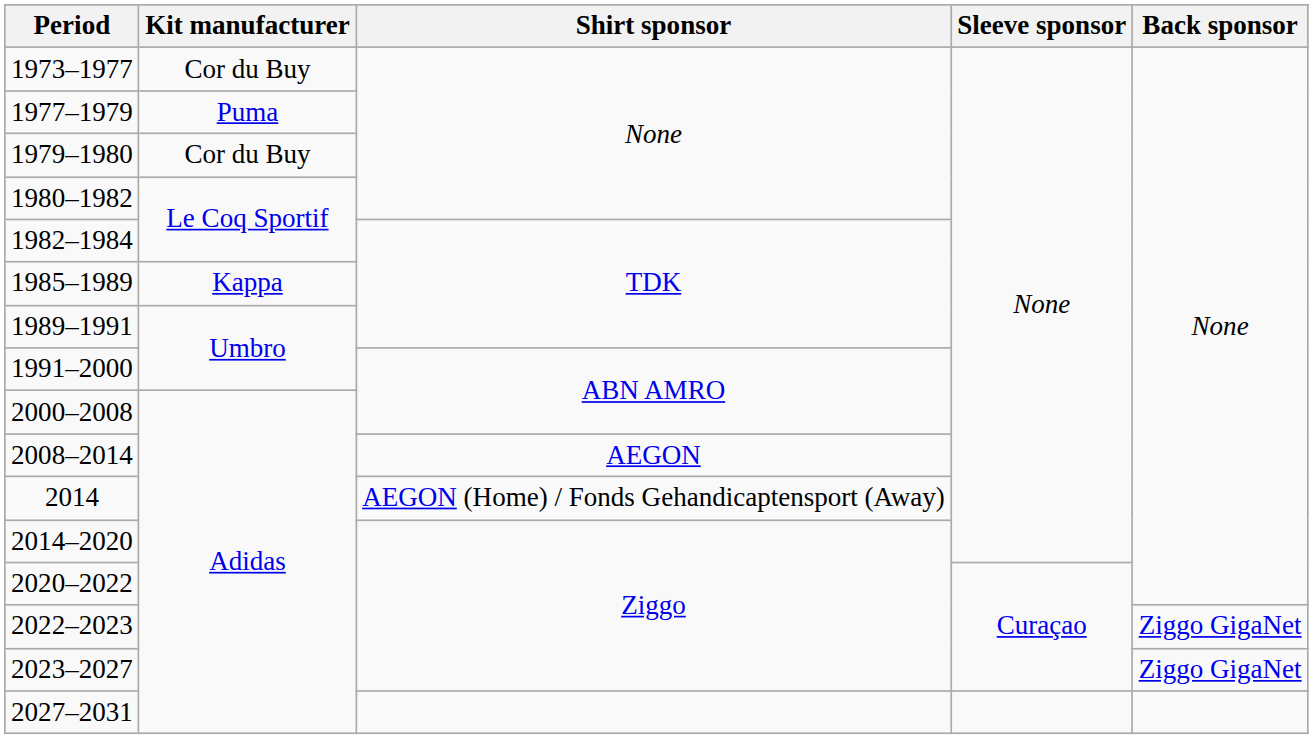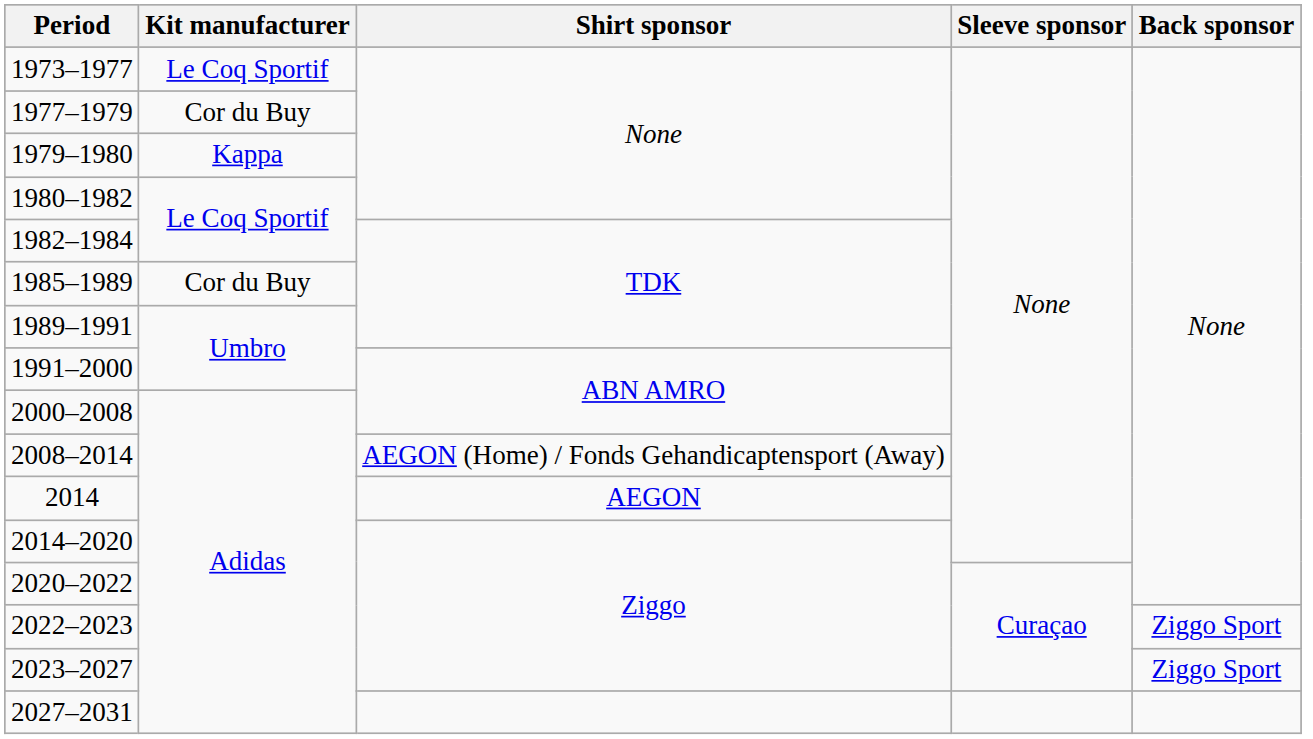(247, 68) Cor du Buy -> (247, 68) Le Coq Sportif
(247, 111) Puma -> (247, 111) Cor du Buy
(247, 154) Cor du Buy -> (247, 154) Kappa
(247, 283) Kappa -> (247, 283) Cor du Buy
(653, 454) AEGON -> (653, 454) AEGON (Home) / Fonds Gehandicaptensport (Away)
(653, 497) AEGON (Home) / Fonds Gehandicaptensport (Away) -> (653, 497) AEGON
(1220, 626) Ziggo GigaNet -> (1216, 626) Ziggo Sport
(1220, 669) Ziggo GigaNet -> (1216, 669) Ziggo Sport
